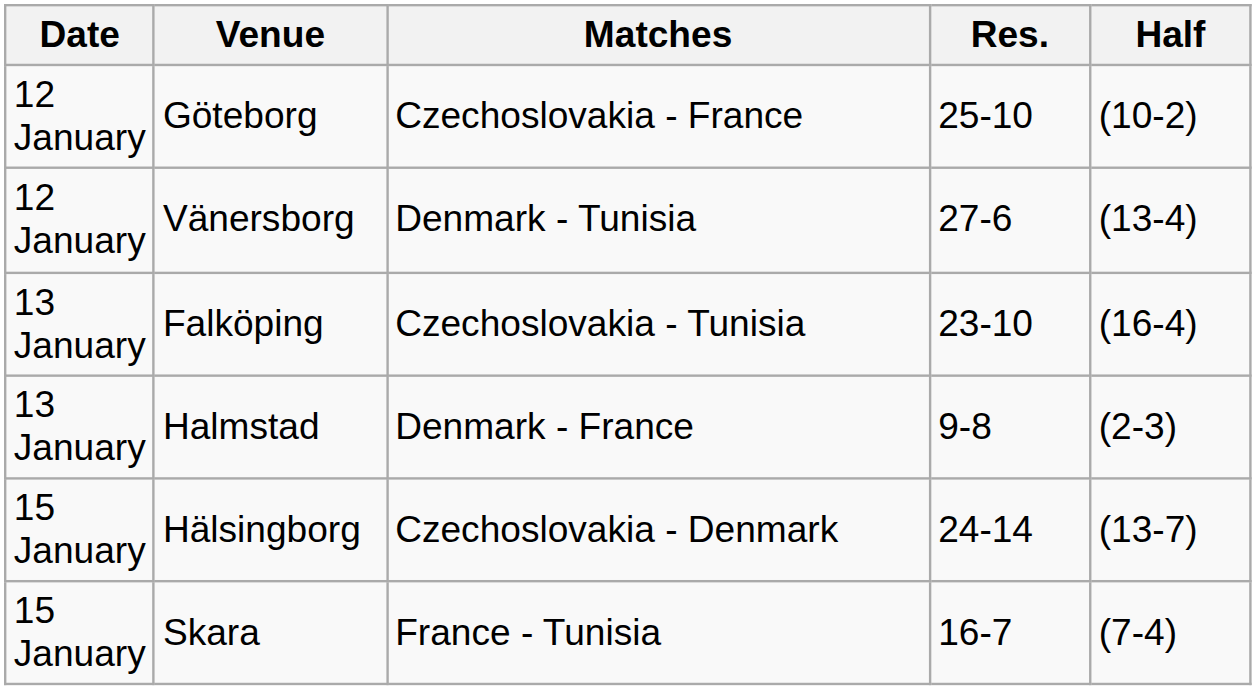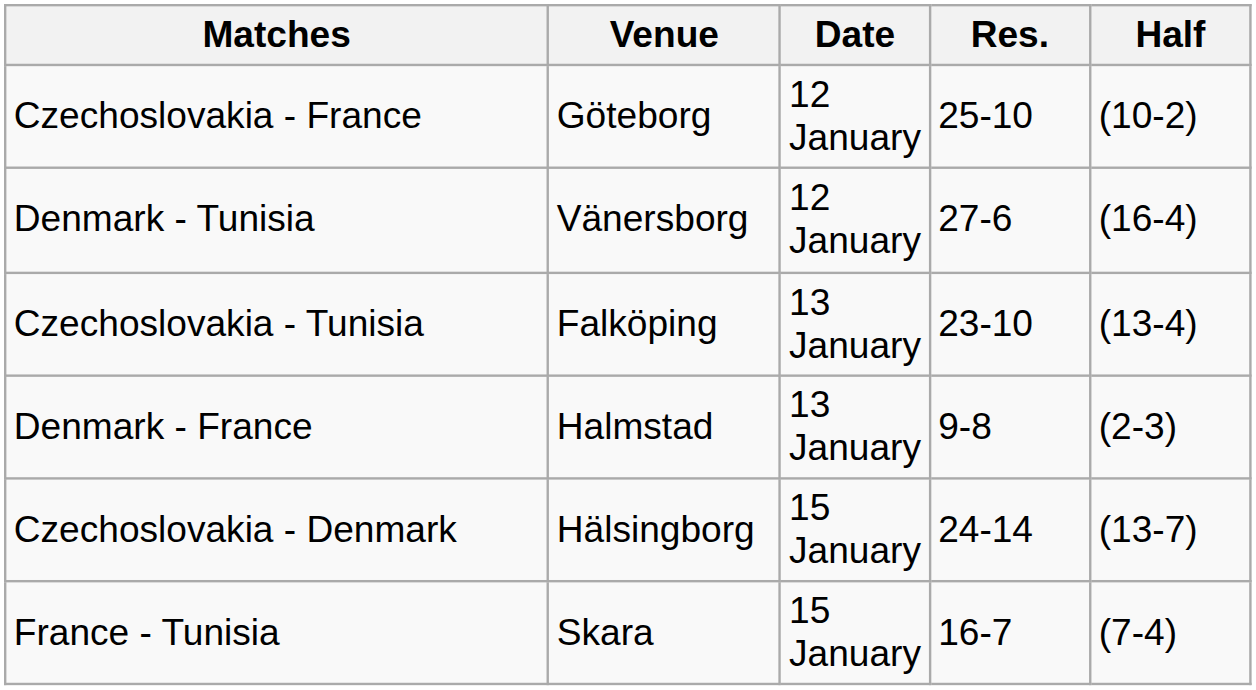columns swapped: (80, 34) <-> (658, 34)
(1148, 219) (13-4) -> (1148, 219) (16-4)
(1148, 322) (16-4) -> (1148, 322) (13-4)
